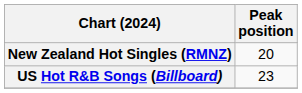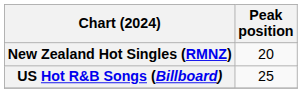(266, 76) 23 -> (266, 76) 25
